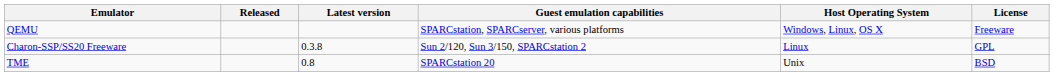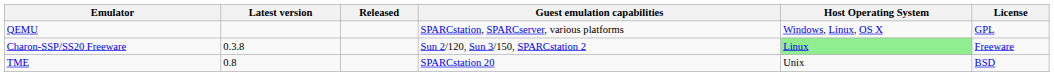columns swapped: (358, 12) <-> (260, 12)
(994, 29) Freeware -> (985, 29) GPL
(796, 46) no background -> (796, 46) lightgreen background
(985, 46) GPL -> (994, 46) Freeware
